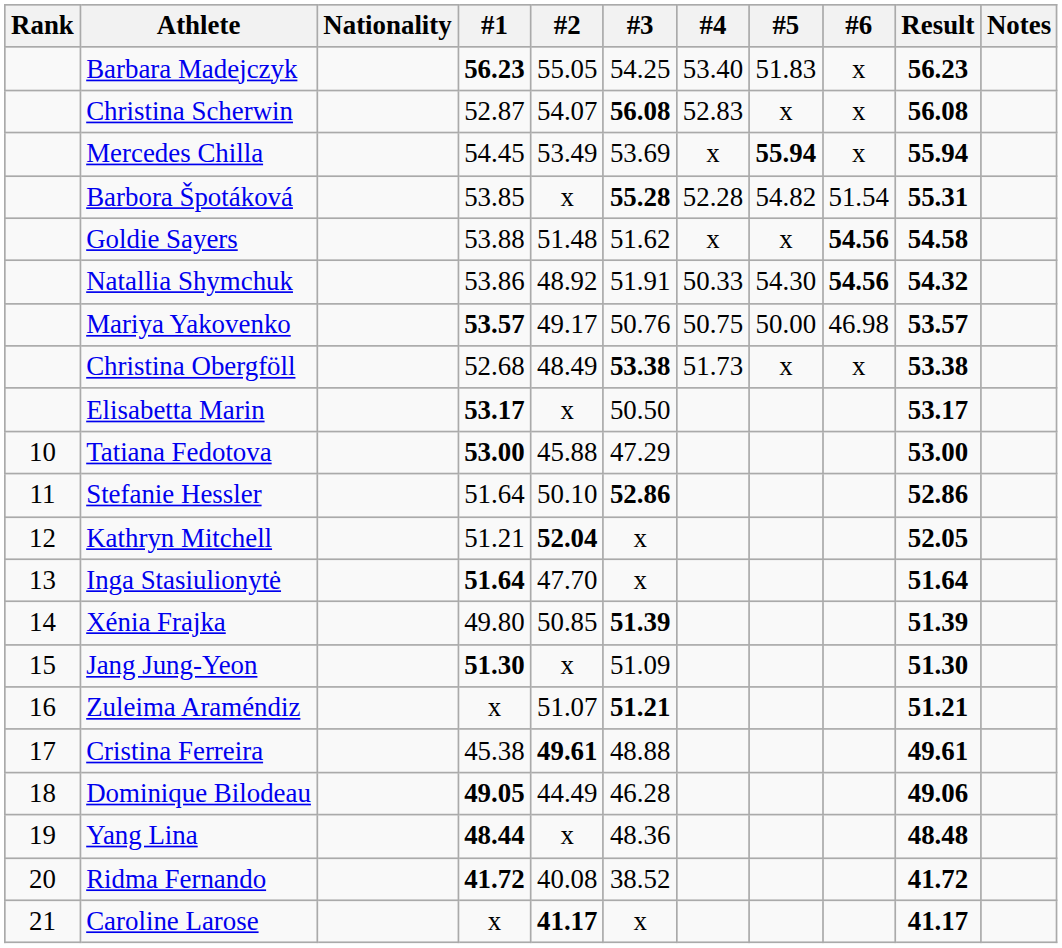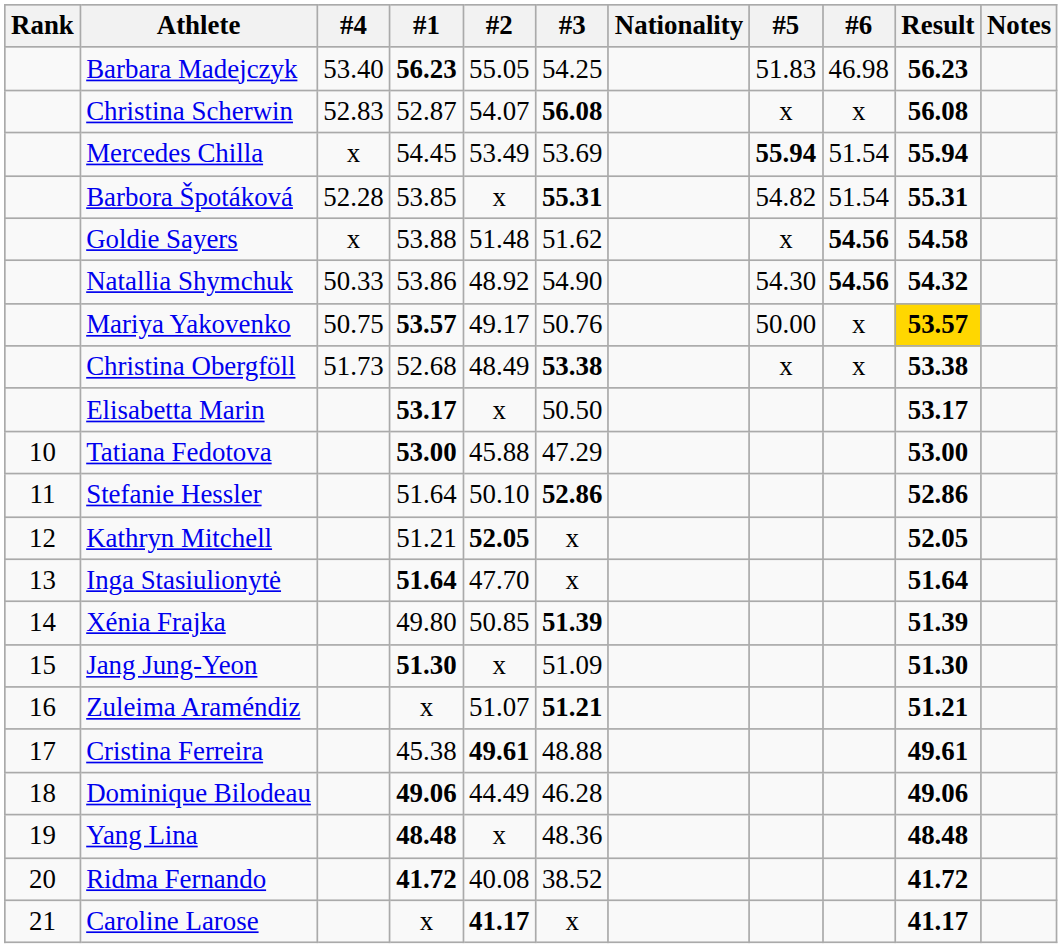columns swapped: (388, 25) <-> (713, 25)
(859, 68) x -> (859, 68) 46.98
(859, 153) x -> (859, 153) 51.54
(640, 196) 55.28 -> (572, 196) 55.31
(640, 281) 51.91 -> (572, 281) 54.90
(859, 324) 46.98 -> (859, 324) x
(938, 324) no background -> (938, 324) gold background
(567, 537) 52.04 -> (499, 537) 52.05
(494, 793) 49.05 -> (426, 793) 49.06
(494, 835) 48.44 -> (426, 835) 48.48
